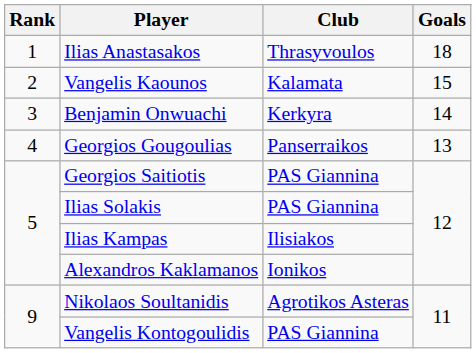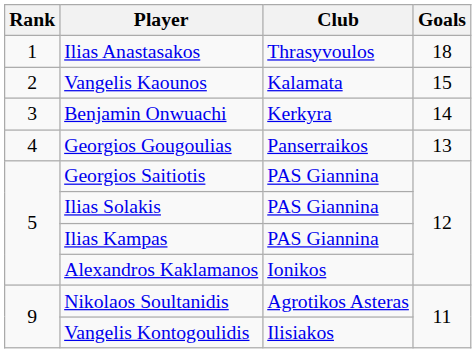(301, 238) Ilisiakos -> (323, 238) PAS Giannina
(323, 332) PAS Giannina -> (301, 332) Ilisiakos
